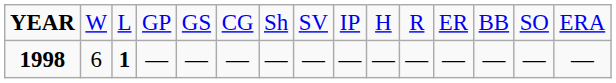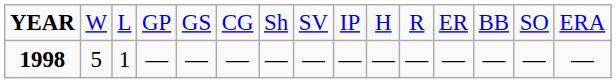(96, 58) 6 -> (96, 58) 5
(125, 58) bold -> (125, 58) normal
